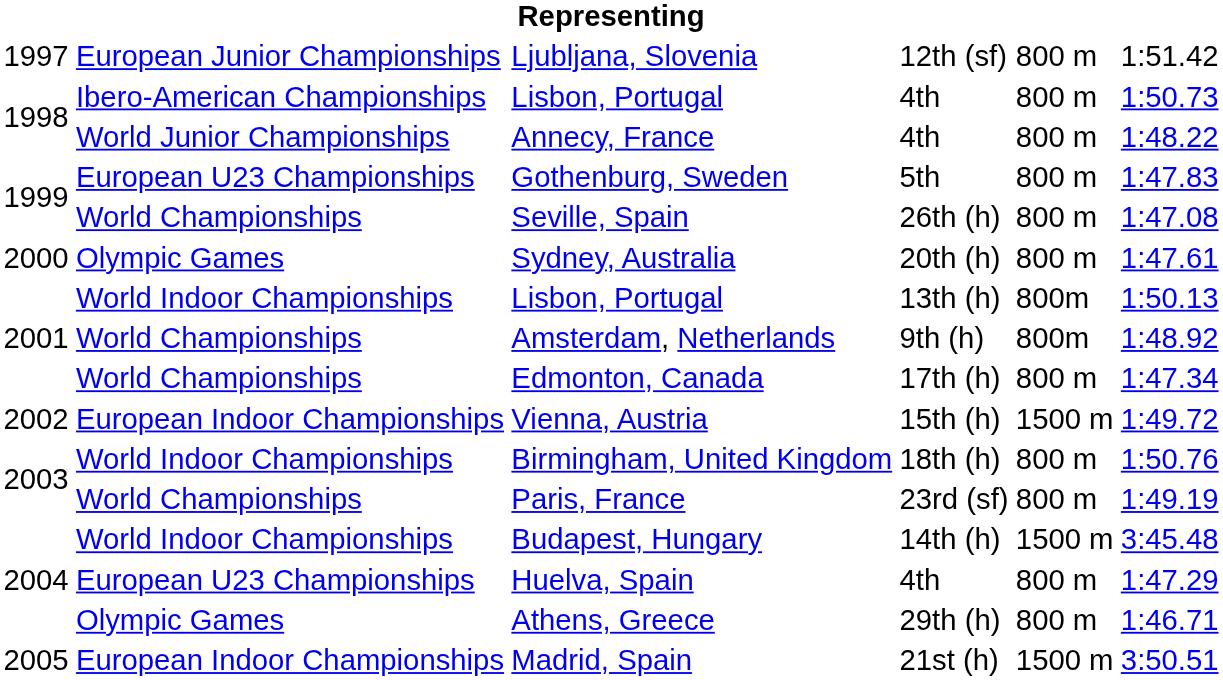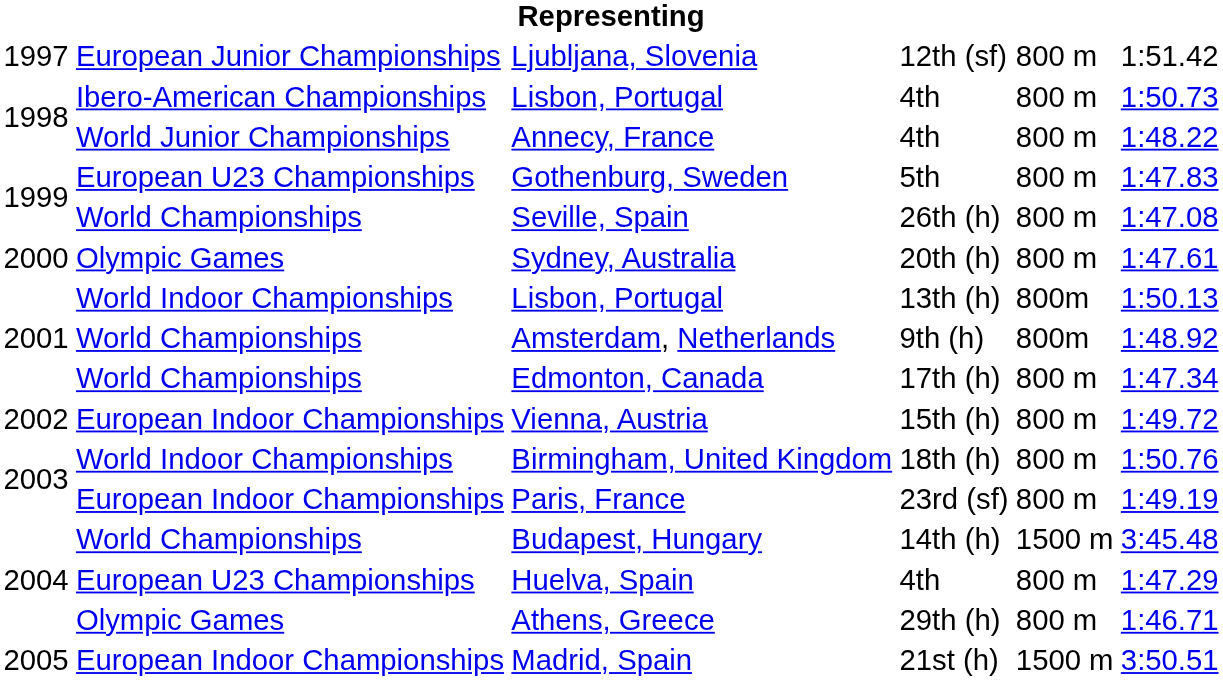(1065, 419) 1500 m -> (1057, 419) 800 m
(219, 499) World Championships -> (290, 499) European Indoor Championships
(264, 539) World Indoor Championships -> (219, 539) World Championships
